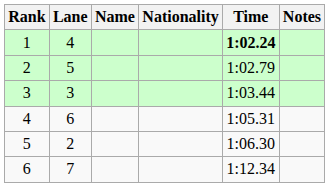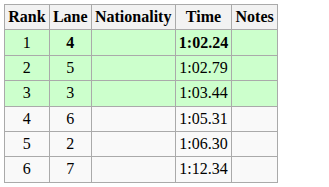- column: (115, 17)
(70, 42) normal -> (70, 42) bold
